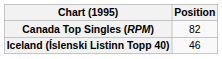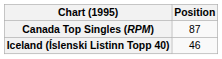(195, 29) 82 -> (195, 29) 87
